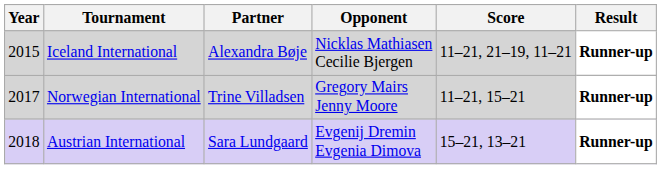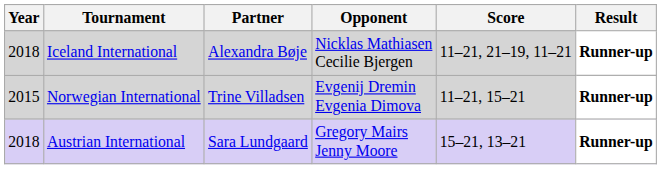(24, 52) 2015 -> (24, 52) 2018
(24, 97) 2017 -> (24, 97) 2015
(362, 97) Gregory Mairs Jenny Moore -> (368, 97) Evgenij Dremin Evgenia Dimova
(368, 141) Evgenij Dremin Evgenia Dimova -> (362, 141) Gregory Mairs Jenny Moore
